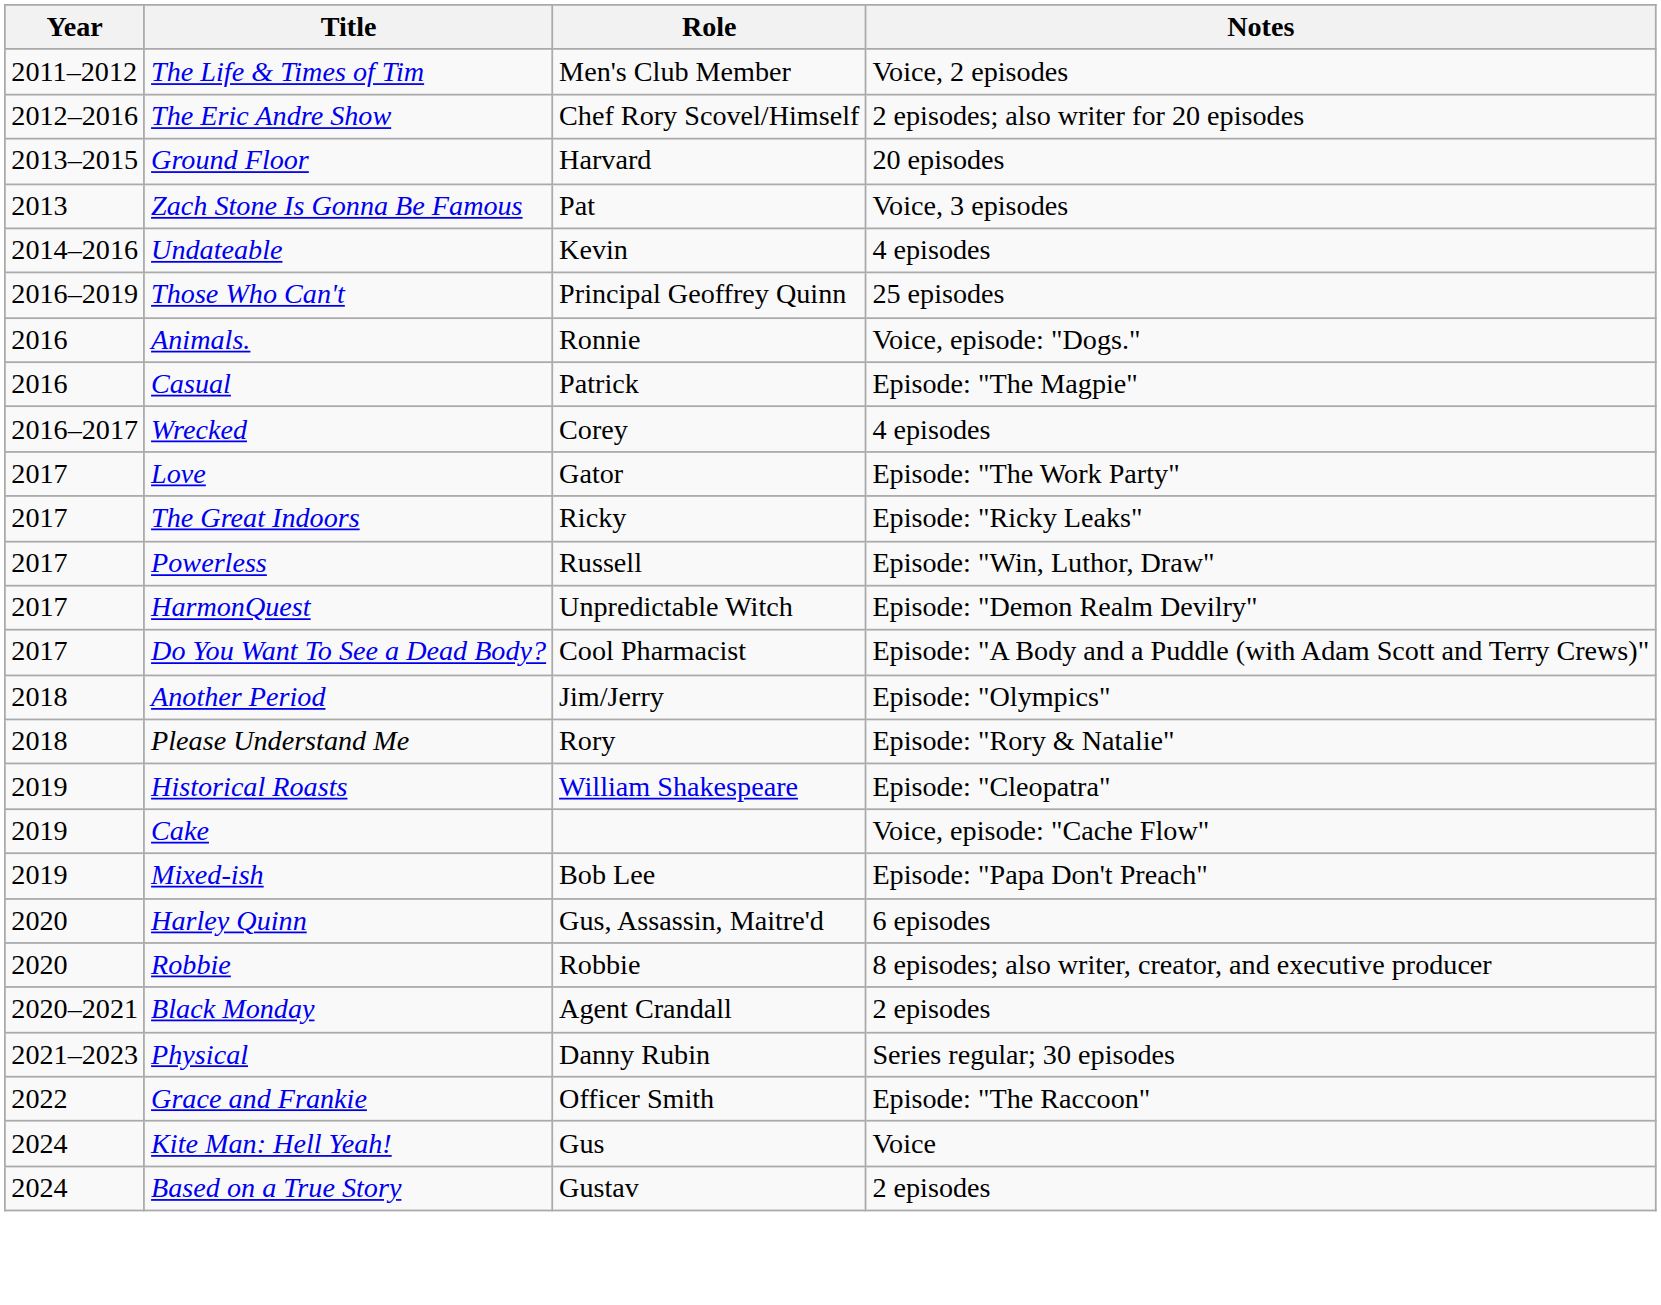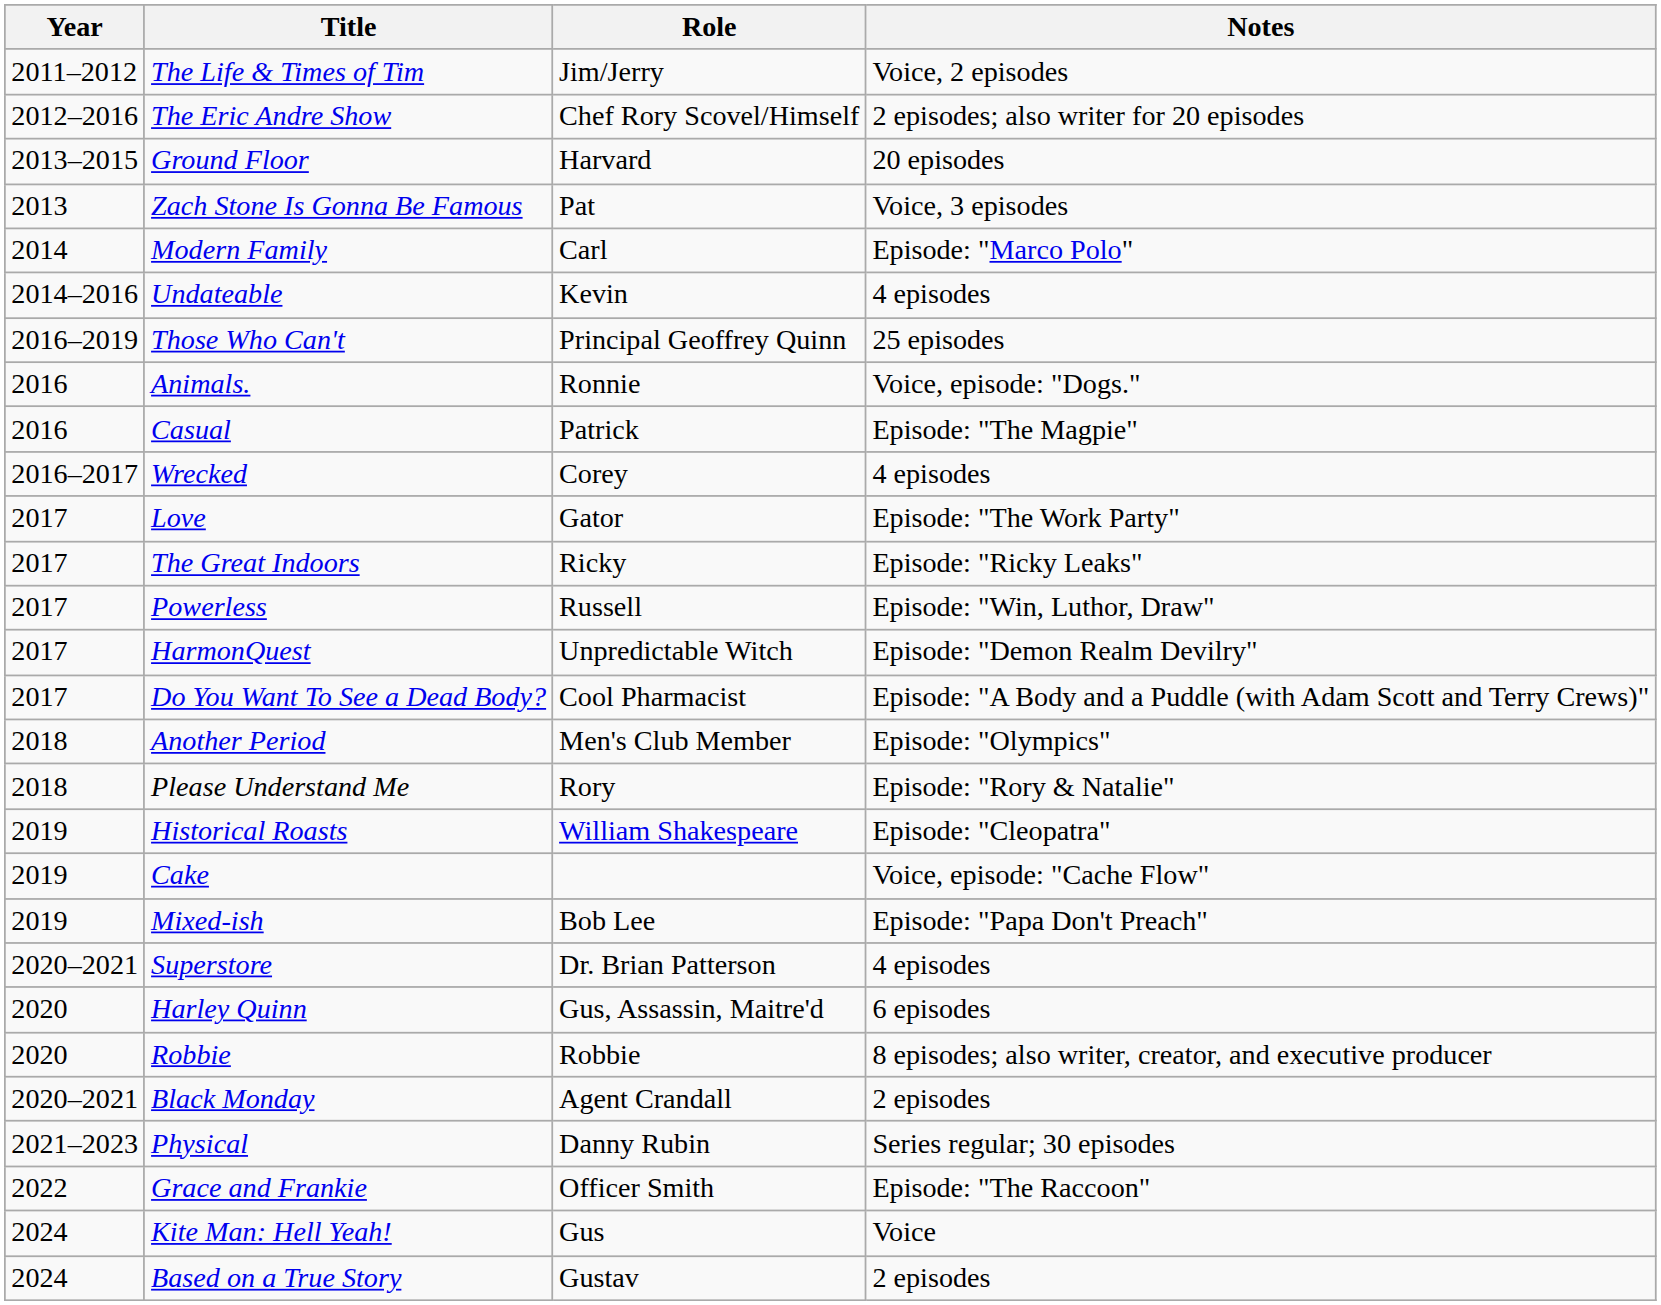(675, 71) Men's Club Member -> (611, 71) Jim/Jerry
+ row: (239, 250)
(611, 696) Jim/Jerry -> (675, 741) Men's Club Member
+ row: (212, 964)
